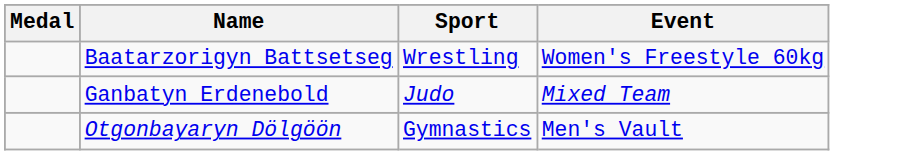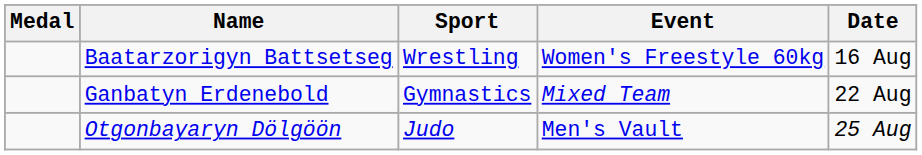+ column: (873, 23)
(429, 95) Judo -> (467, 95) Gymnastics
(467, 131) Gymnastics -> (429, 131) Judo
